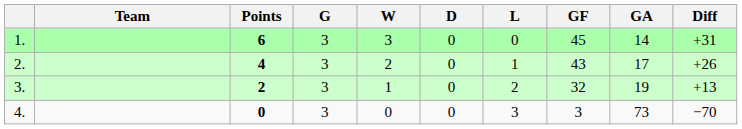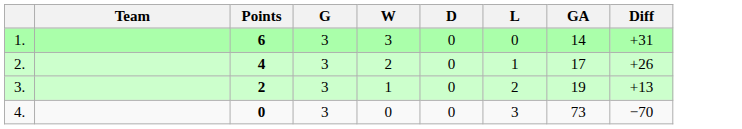- column: (578, 16)
